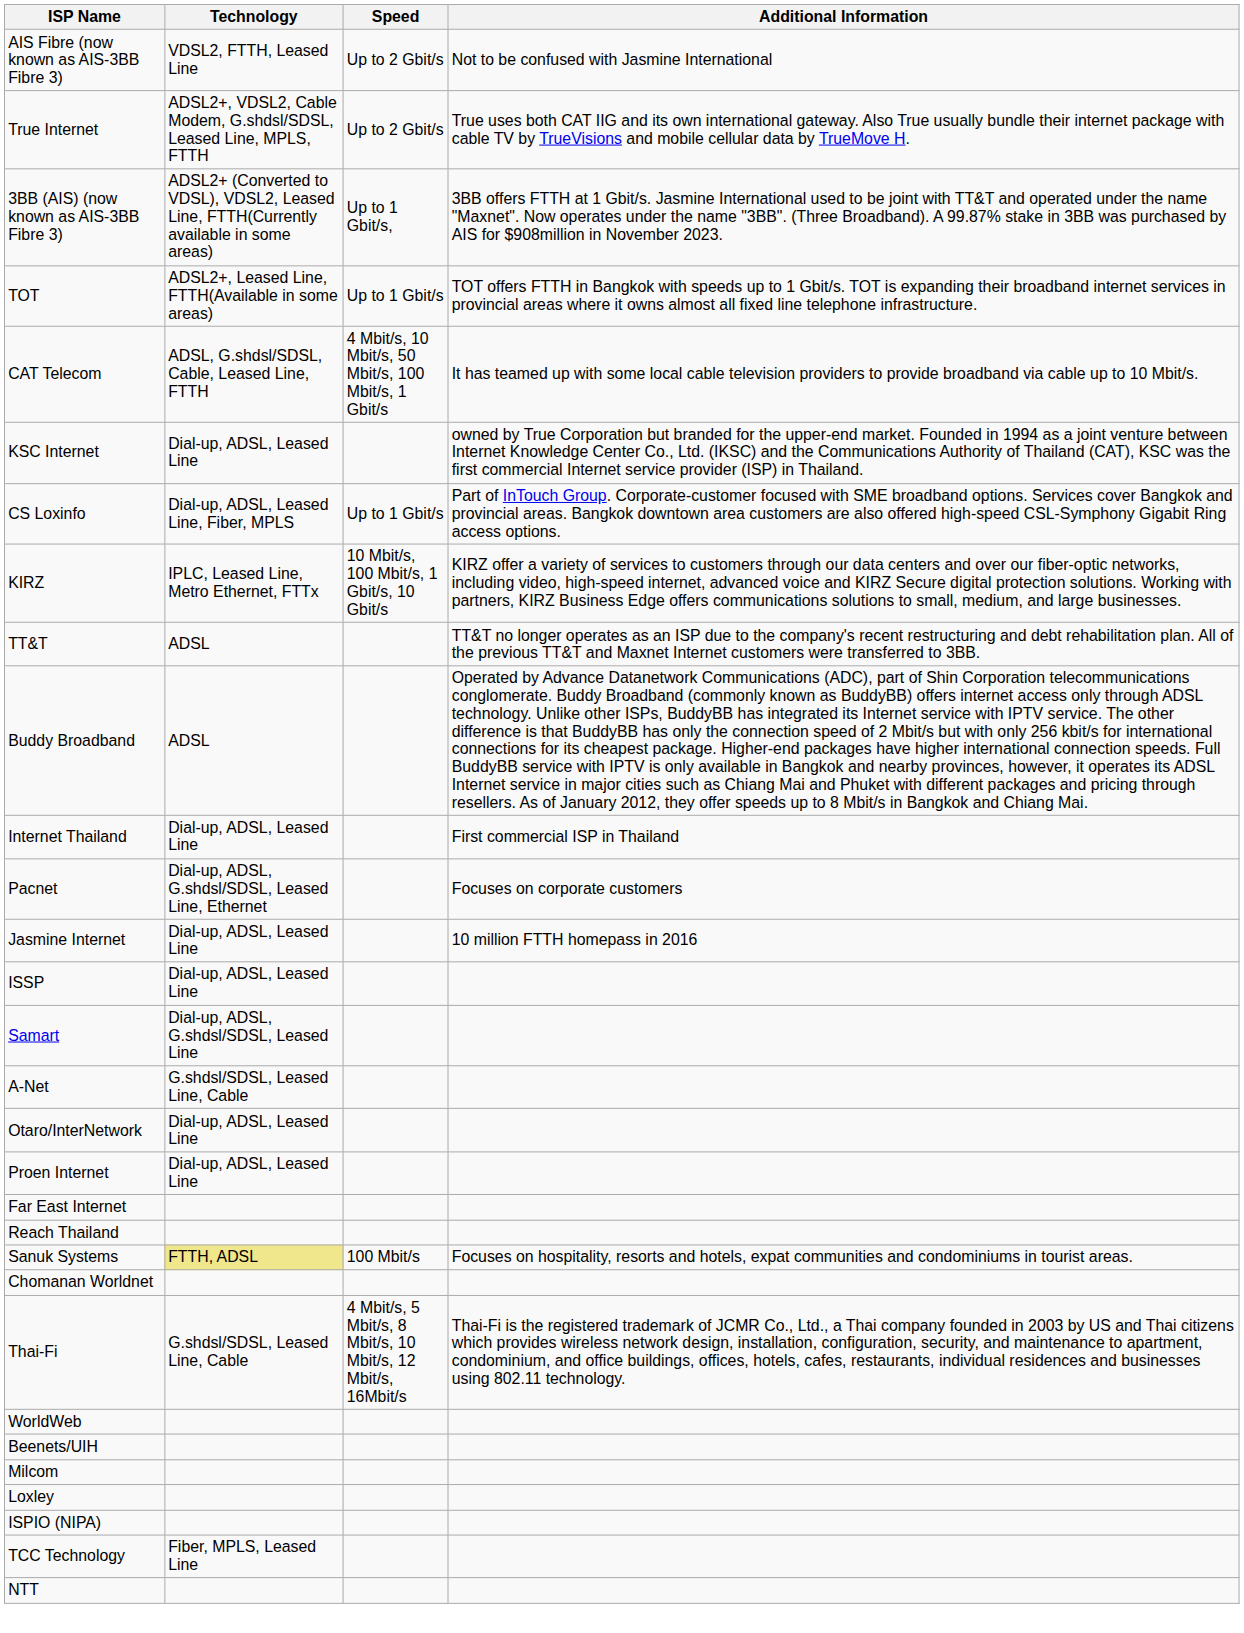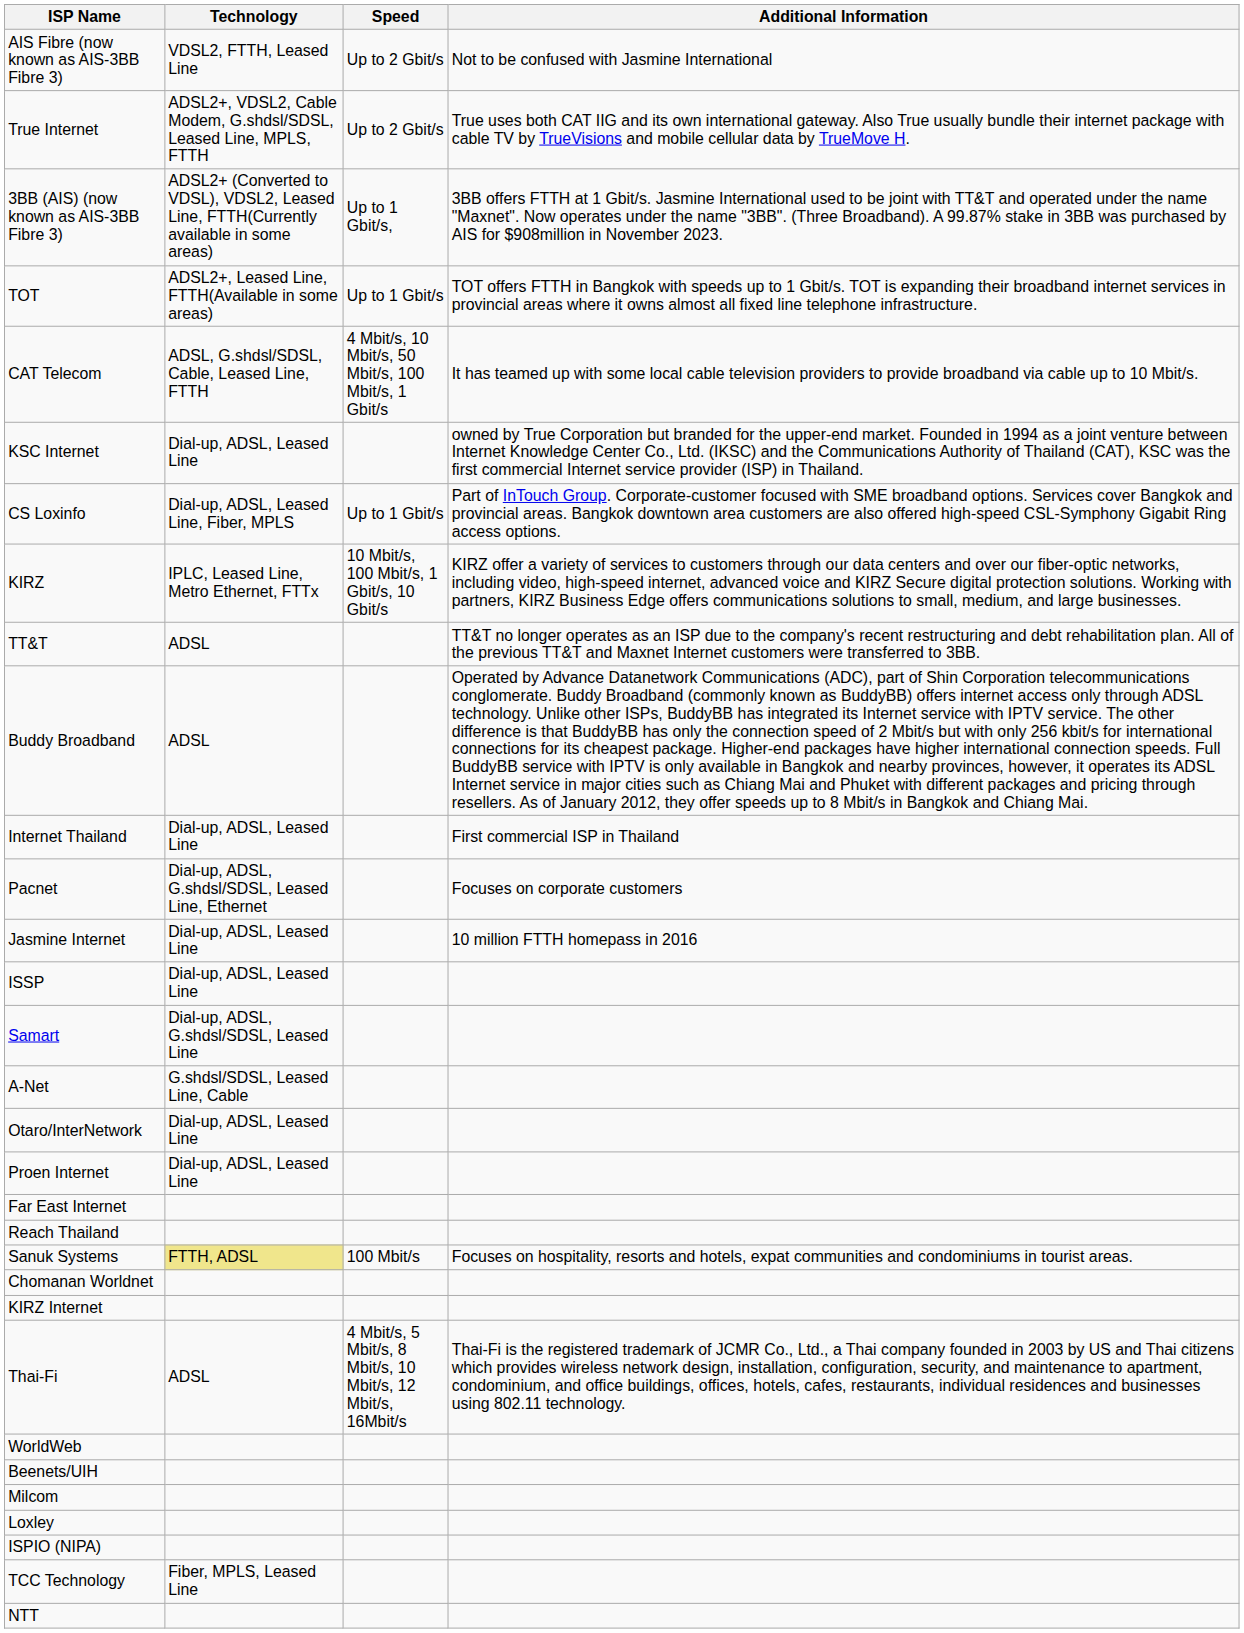+ row: (55, 1307)
(248, 1352) G.shdsl/SDSL, Leased Line, Cable -> (189, 1377) ADSL
